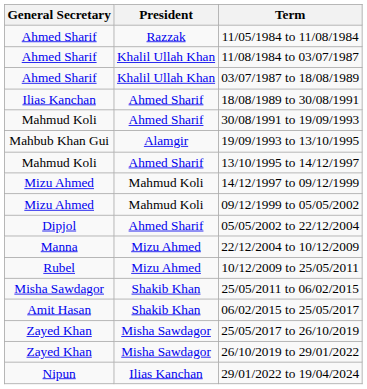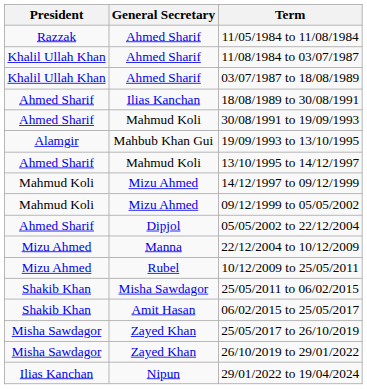columns swapped: (166, 15) <-> (59, 15)
